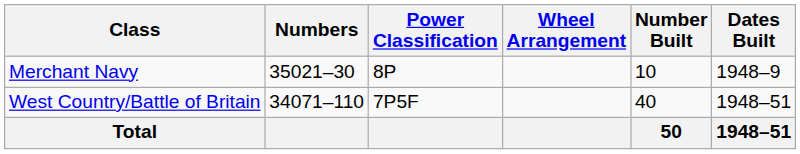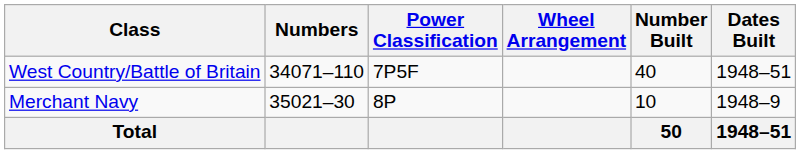rows swapped: (135, 102) <-> (74, 71)
